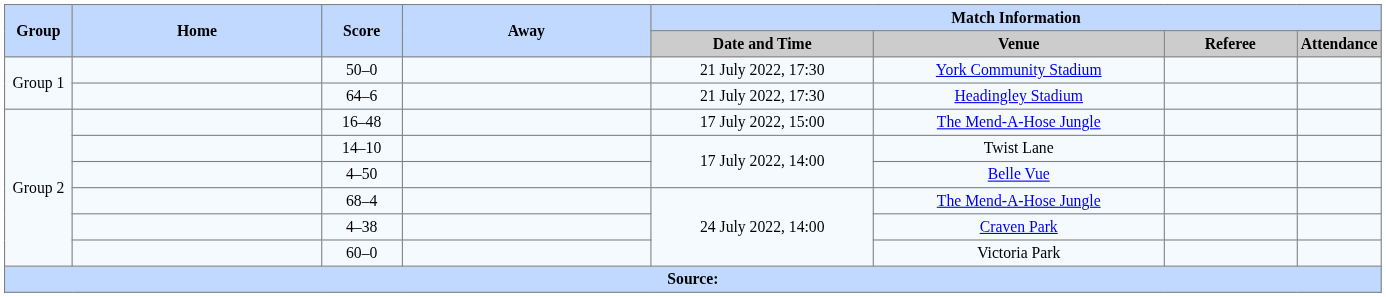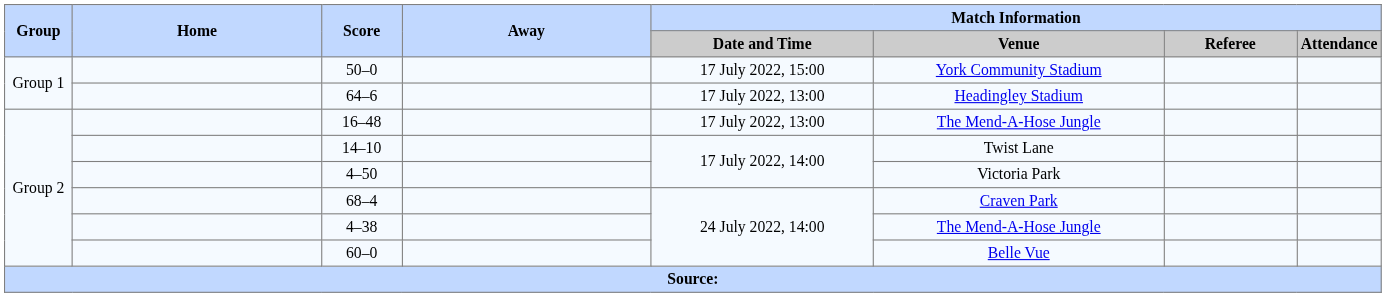(762, 69) 21 July 2022, 17:30 -> (762, 69) 17 July 2022, 15:00
(762, 96) 21 July 2022, 17:30 -> (762, 96) 17 July 2022, 13:00
(762, 122) 17 July 2022, 15:00 -> (762, 122) 17 July 2022, 13:00
(1019, 174) Belle Vue -> (1019, 174) Victoria Park
(1019, 200) The Mend-A-Hose Jungle -> (1019, 200) Craven Park
(1019, 226) Craven Park -> (1019, 226) The Mend-A-Hose Jungle
(1019, 253) Victoria Park -> (1019, 253) Belle Vue
